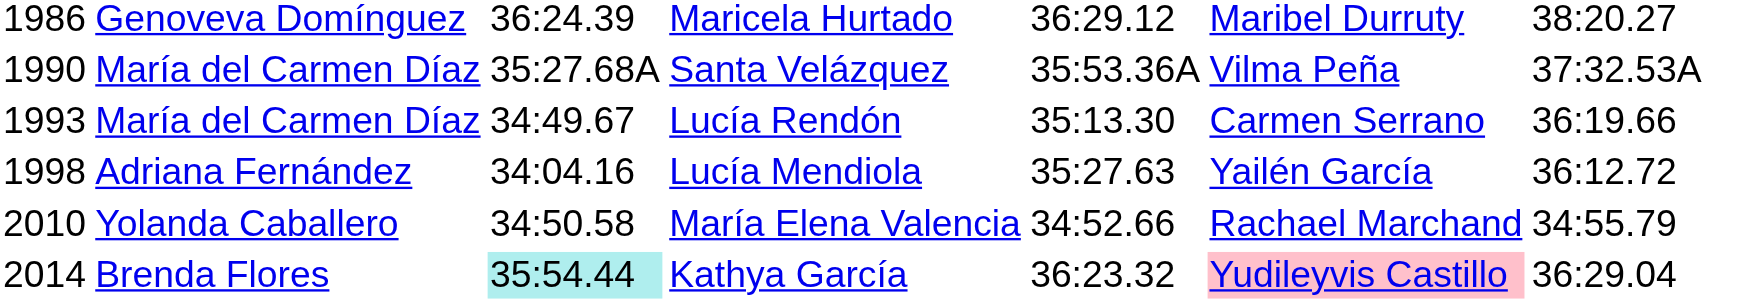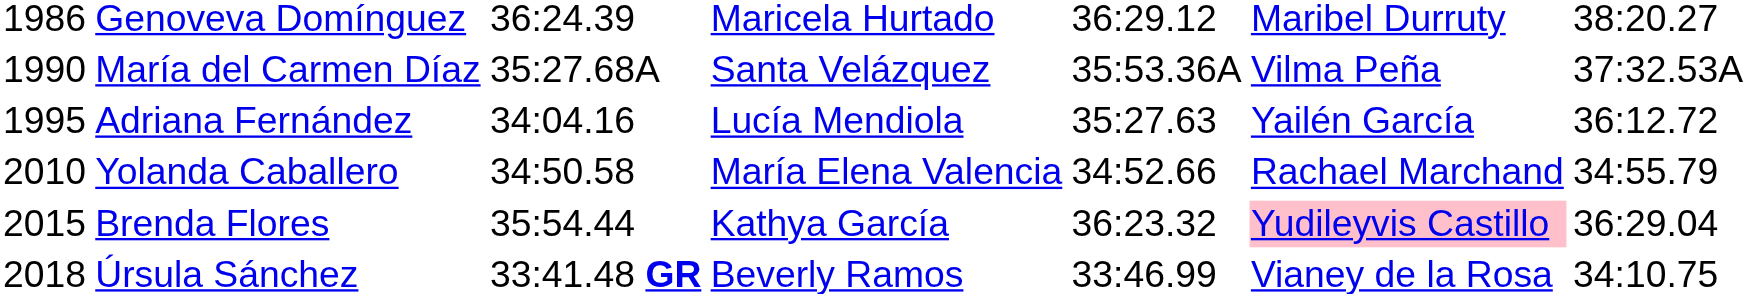- row: (785, 120)
(44, 172) 1998 -> (44, 120) 1995
(44, 274) 2014 -> (44, 223) 2015
(562, 274) paleturquoise background -> (562, 223) no background
+ row: (837, 274)
